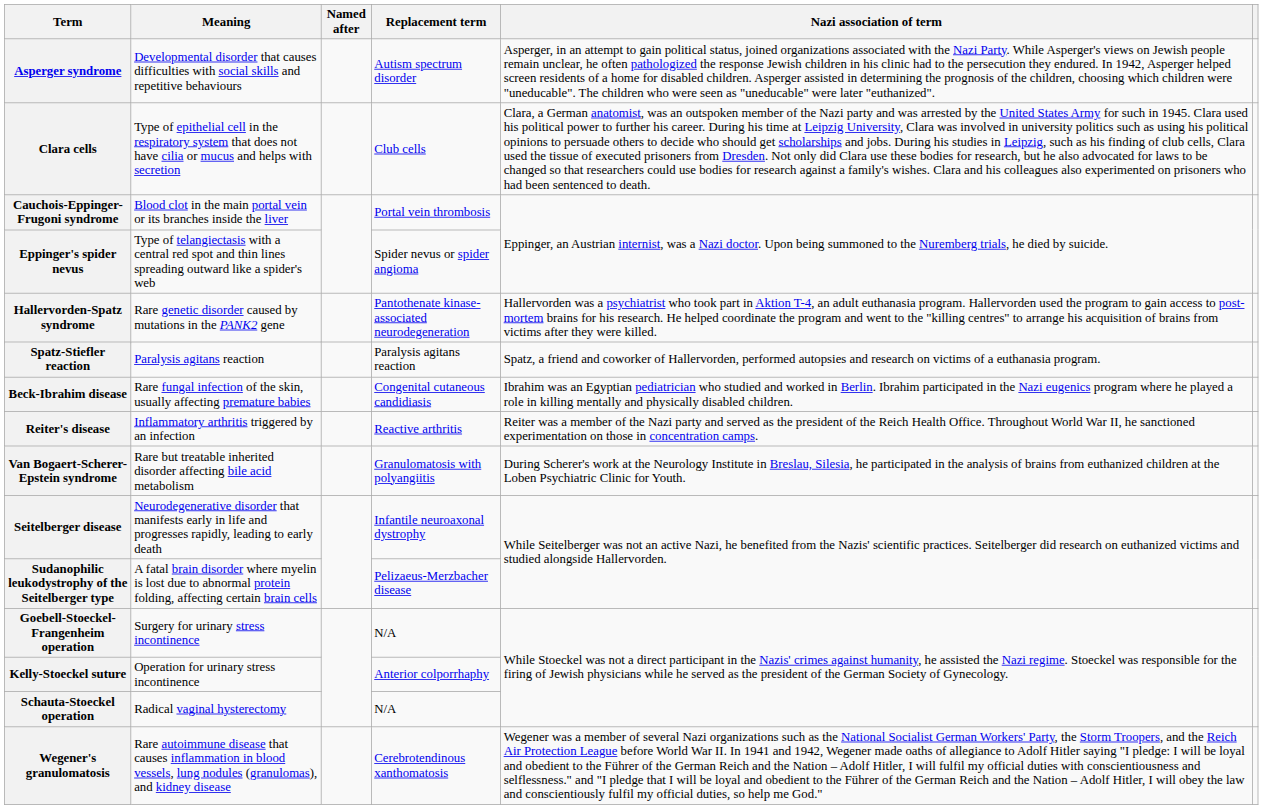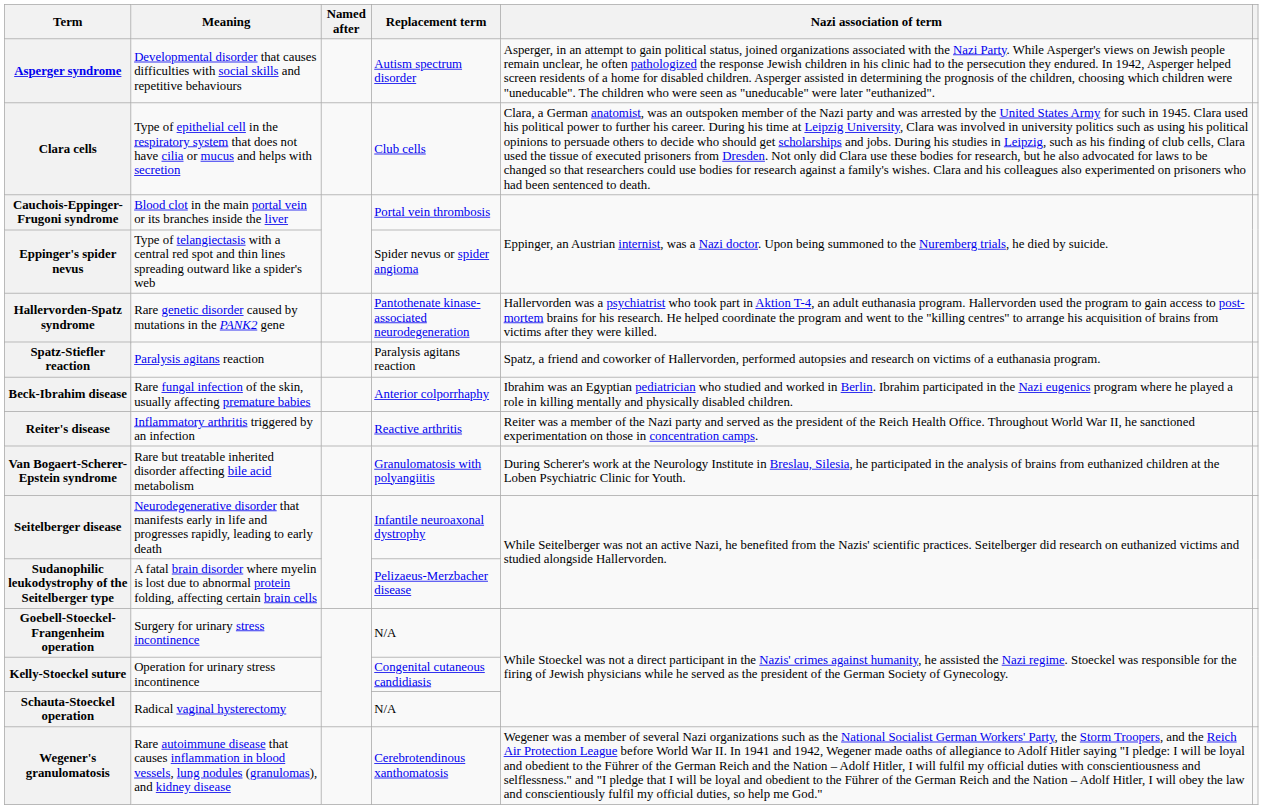(430, 394) Congenital cutaneous candidiasis -> (432, 394) Anterior colporrhaphy
(432, 674) Anterior colporrhaphy -> (430, 674) Congenital cutaneous candidiasis
